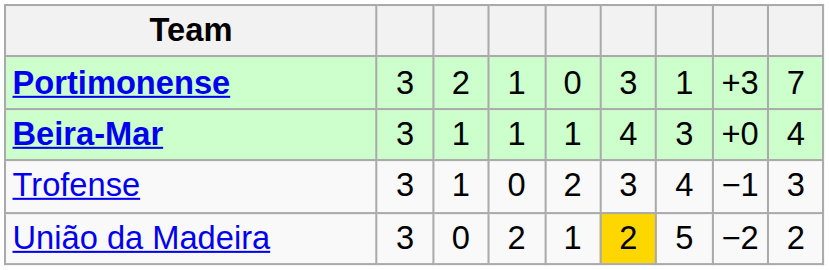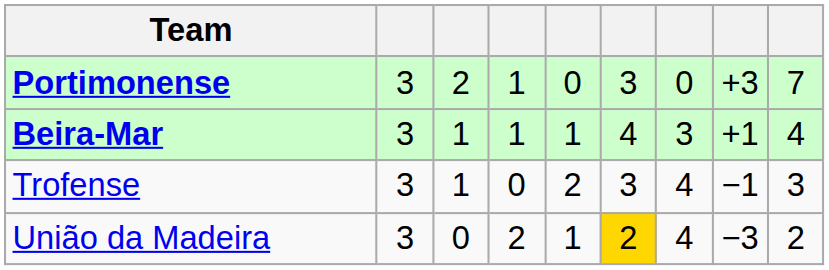(684, 82) 1 -> (684, 82) 0
(740, 133) +0 -> (740, 133) +1
(684, 237) 5 -> (684, 237) 4
(740, 237) −2 -> (740, 237) −3
